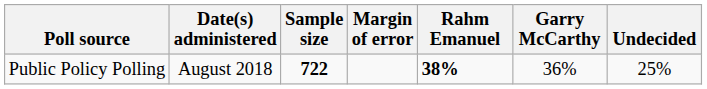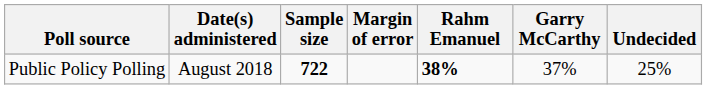(560, 68) 36% -> (560, 68) 37%
